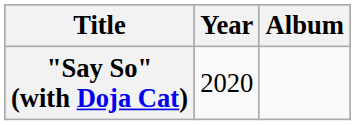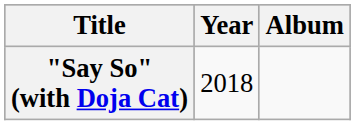(227, 82) 2020 -> (227, 82) 2018
